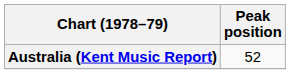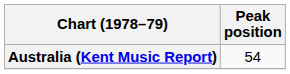(253, 56) 52 -> (253, 56) 54
